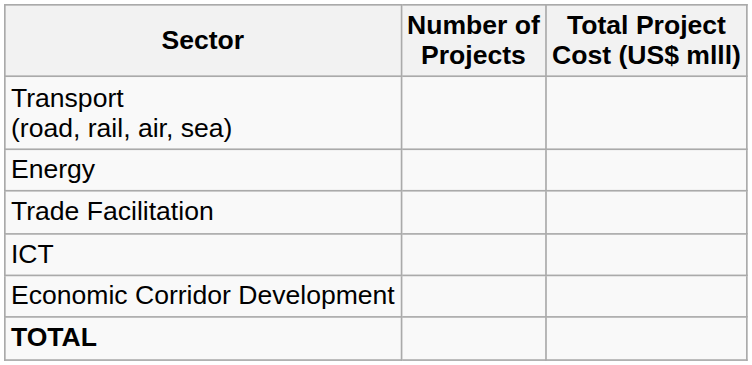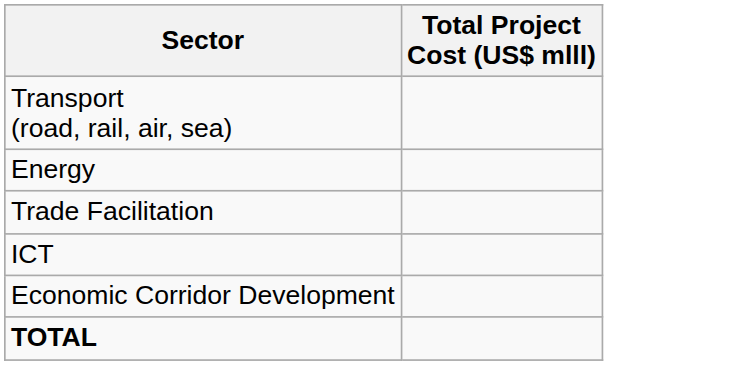- column: (473, 40)
